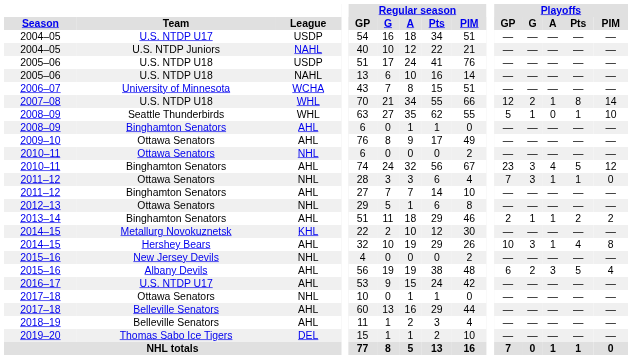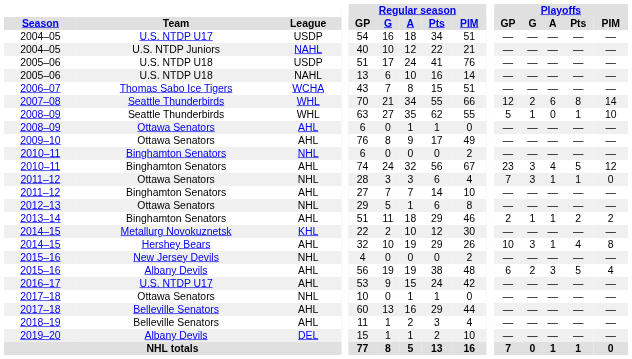(176, 88) University of Minnesota -> (176, 88) Thomas Sabo Ice Tigers
(176, 101) U.S. NTDP U18 -> (176, 101) Seattle Thunderbirds
(553, 101) 1 -> (553, 101) 6
(176, 127) Binghamton Senators -> (176, 127) Ottawa Senators
(176, 153) Ottawa Senators -> (176, 153) Binghamton Senators
(176, 335) Thomas Sabo Ice Tigers -> (176, 335) Albany Devils
